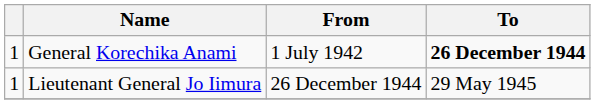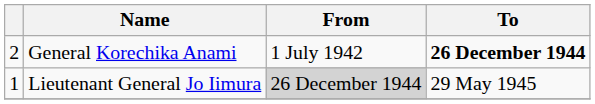(14, 51) 1 -> (14, 51) 2
(346, 83) no background -> (346, 83) lightgrey background
